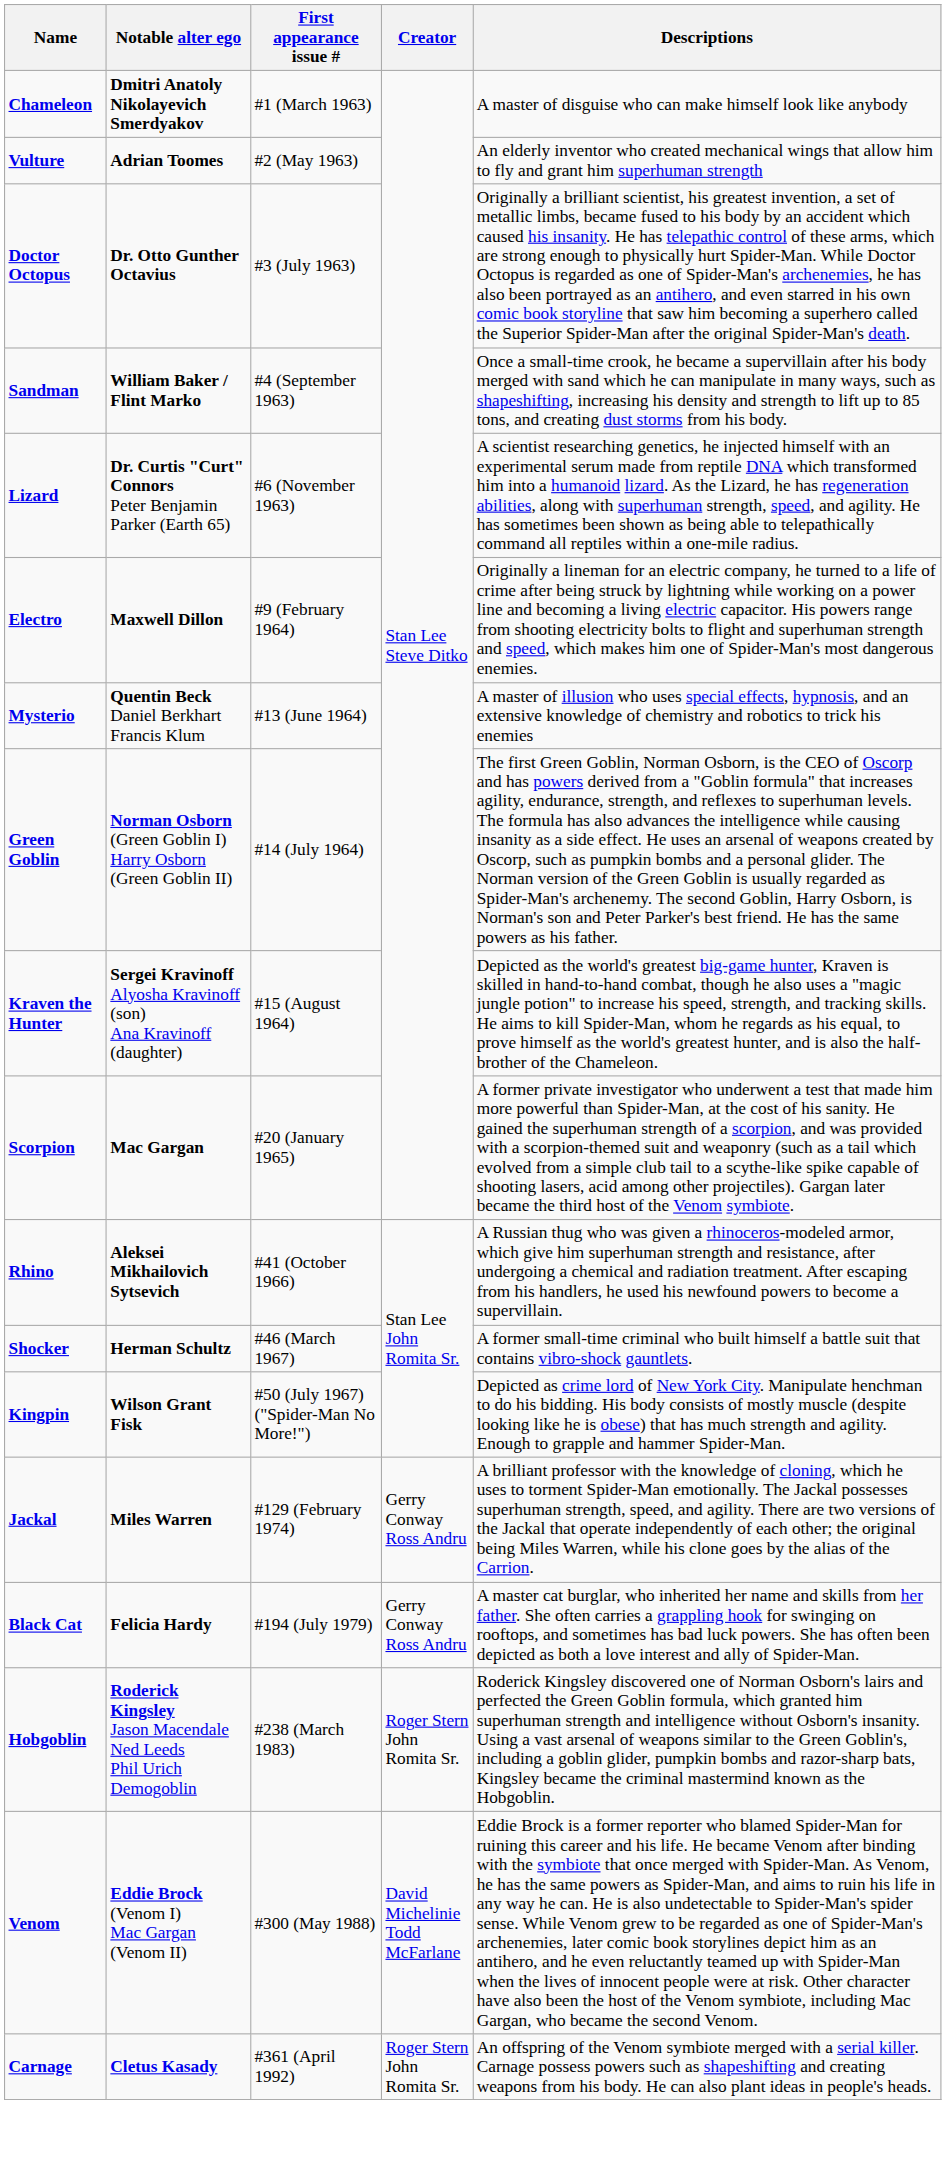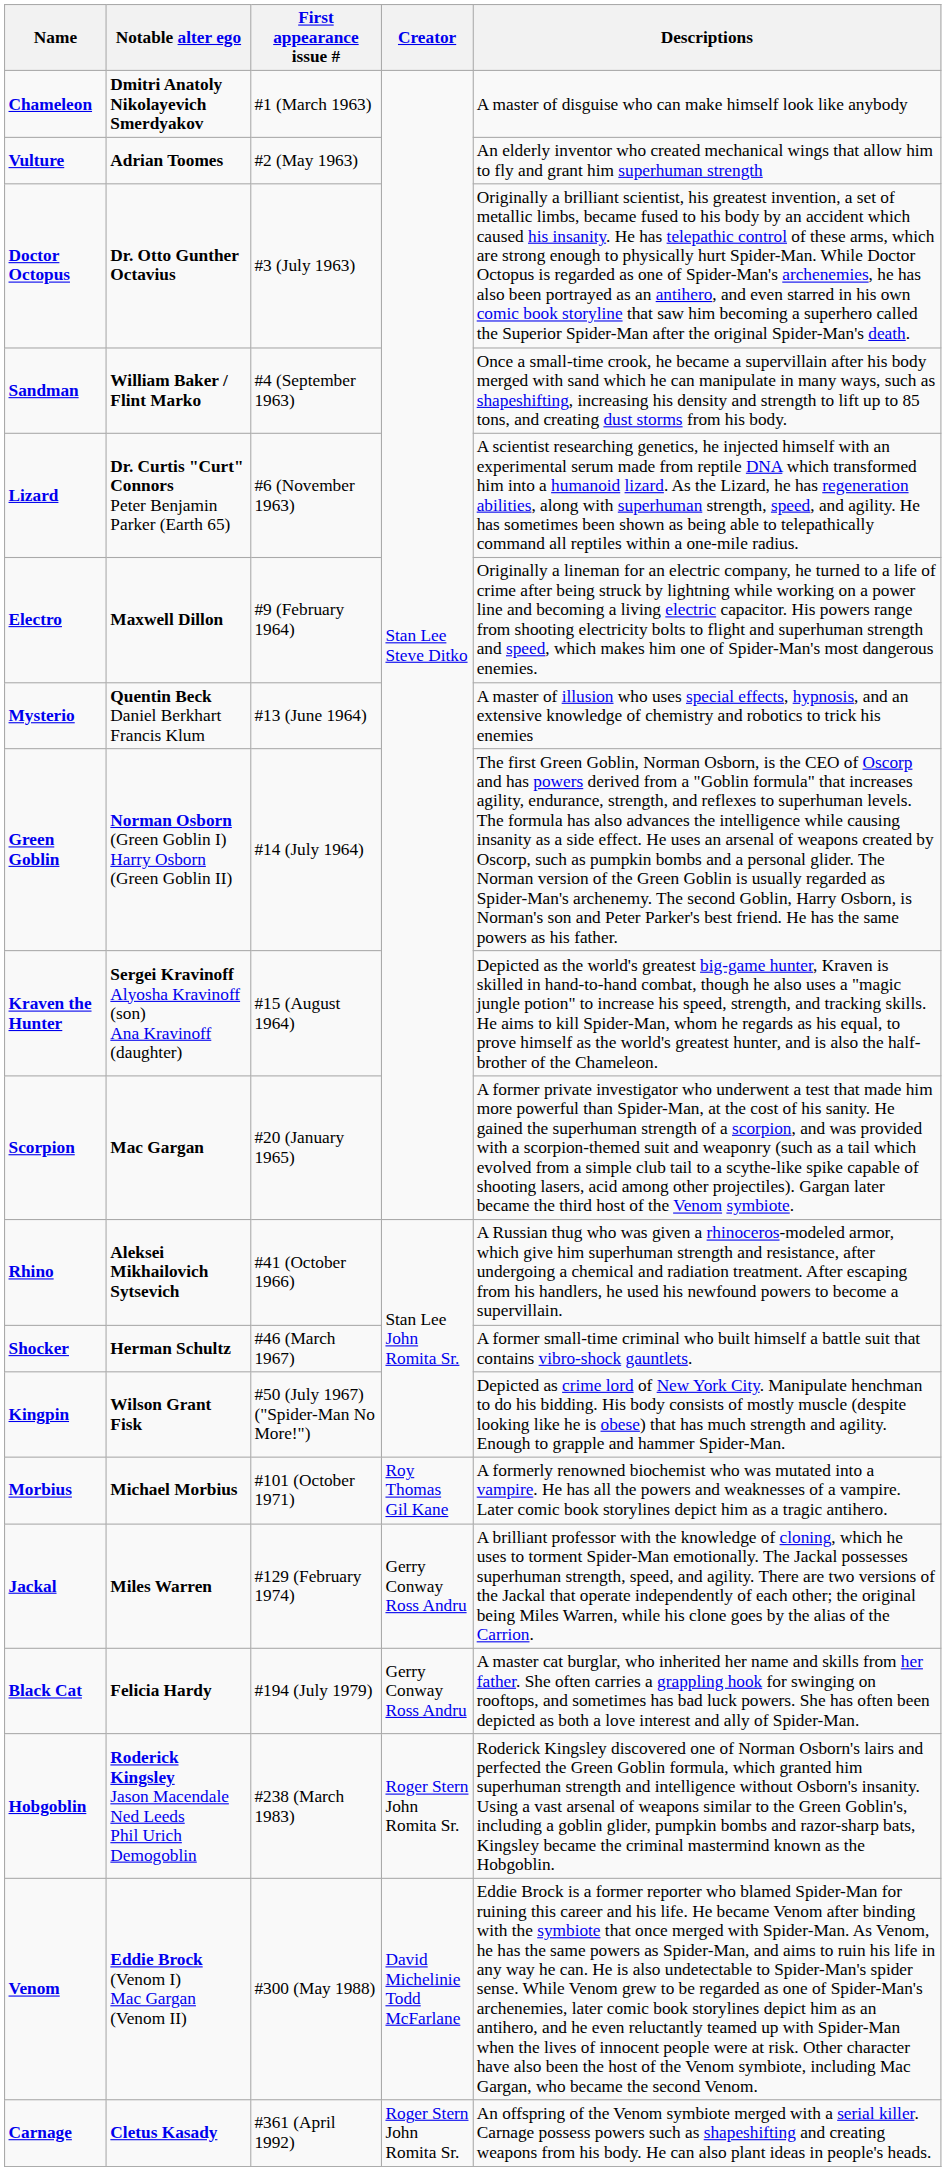+ row: (40, 1490)
